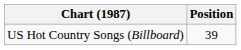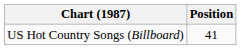(211, 34) 39 -> (211, 34) 41
